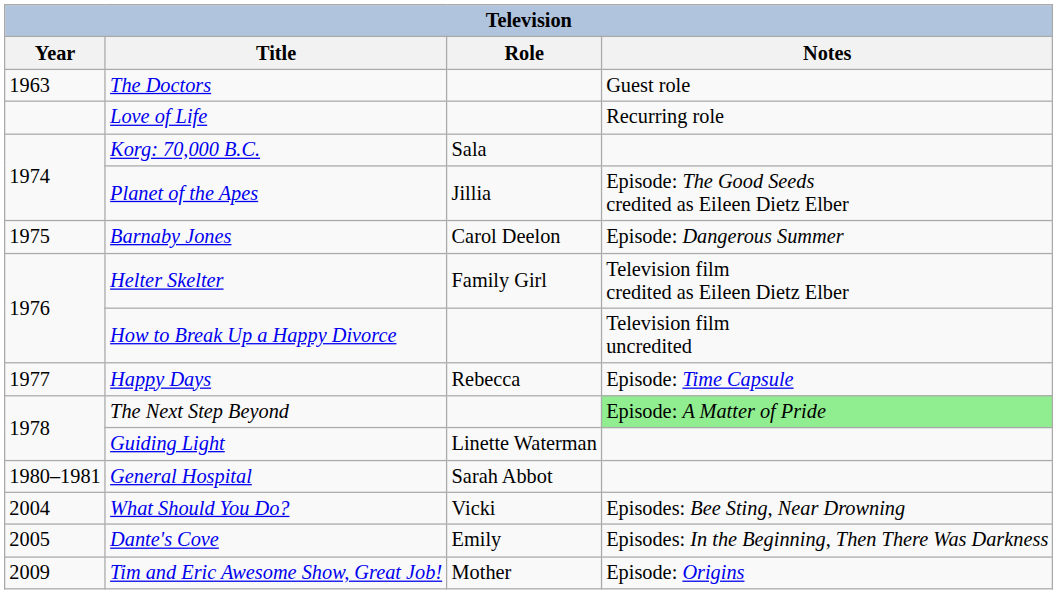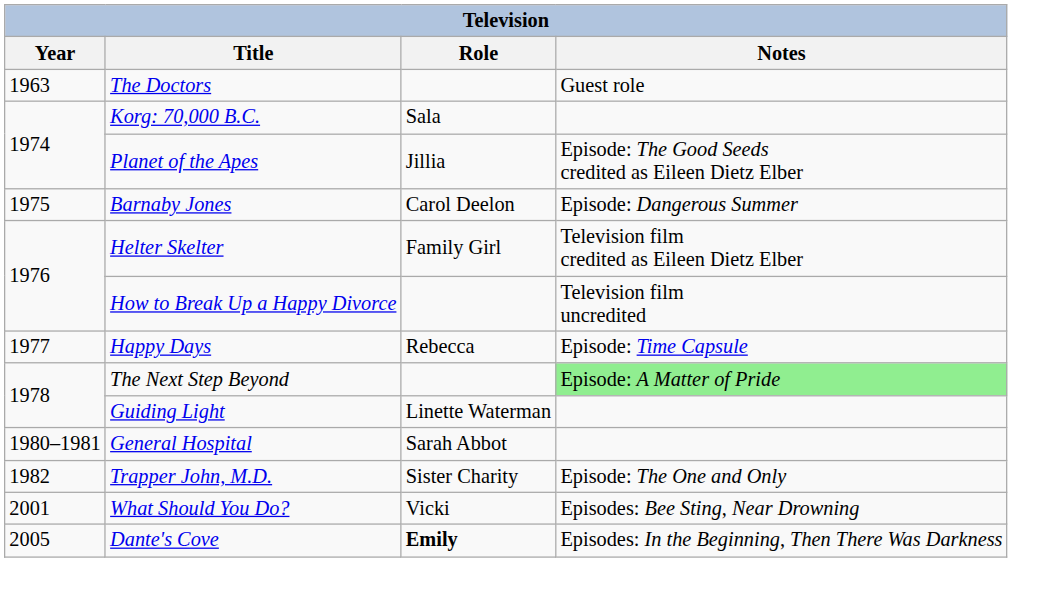- row: (159, 117)
+ row: (191, 475)
(30, 508) 2004 -> (30, 508) 2001
(476, 540) normal -> (432, 540) bold
- row: (276, 572)
